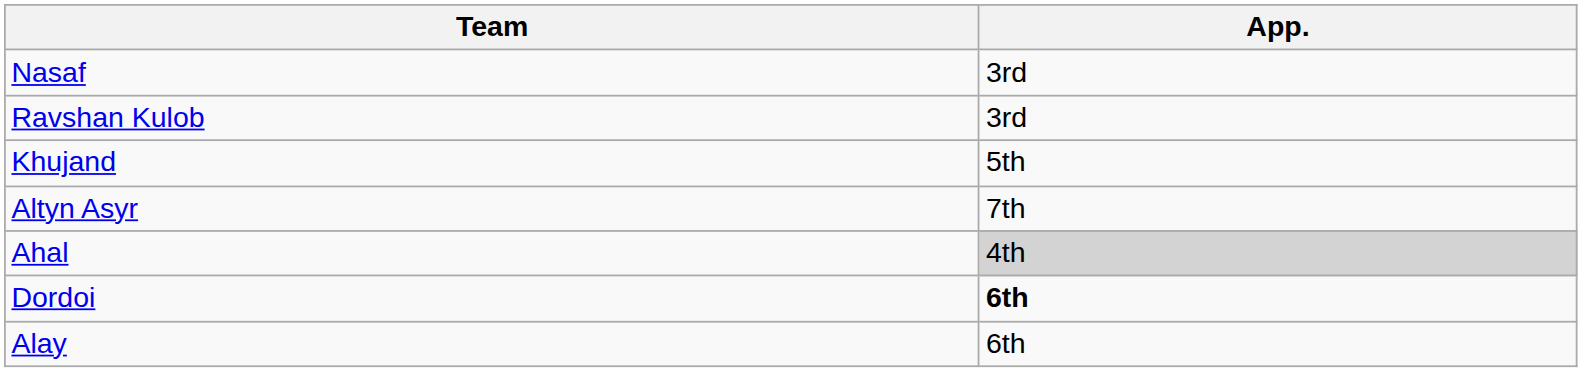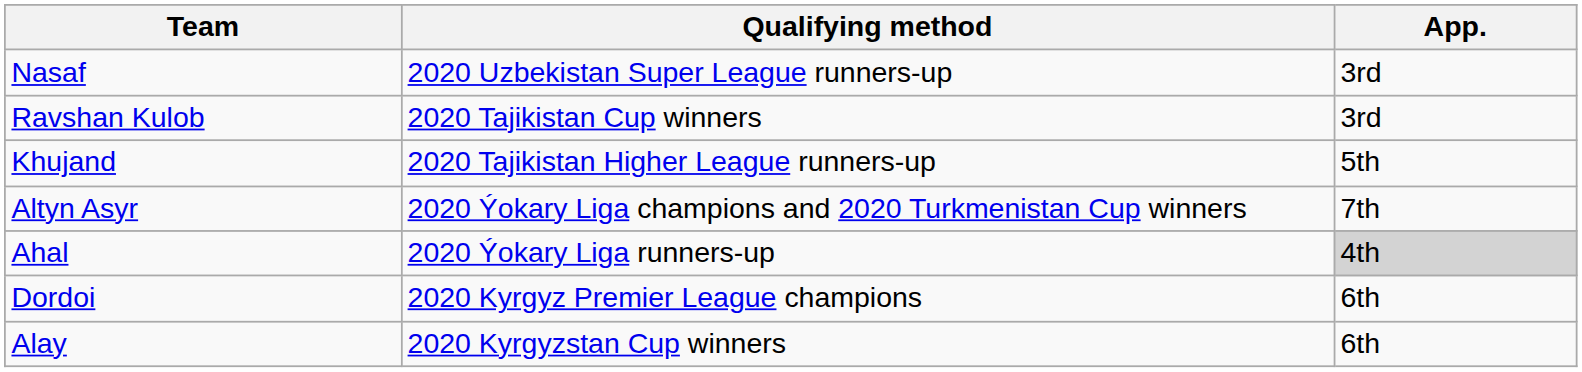+ column: (867, 27)
(1007, 298) bold -> (1360, 298) normal
